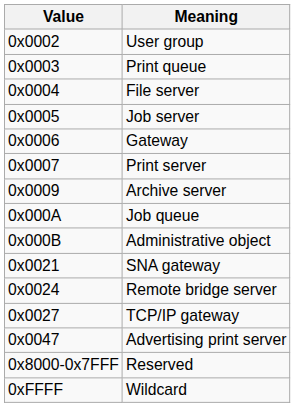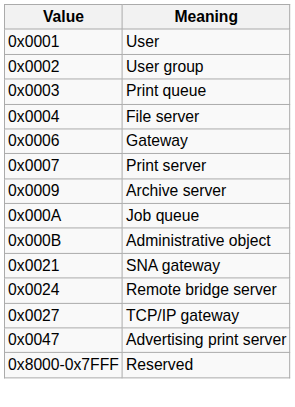+ row: (143, 41)
- row: (163, 116)
- row: (157, 389)
